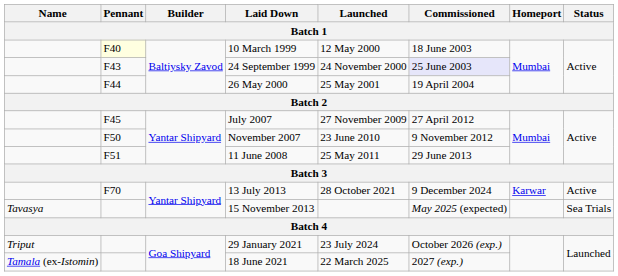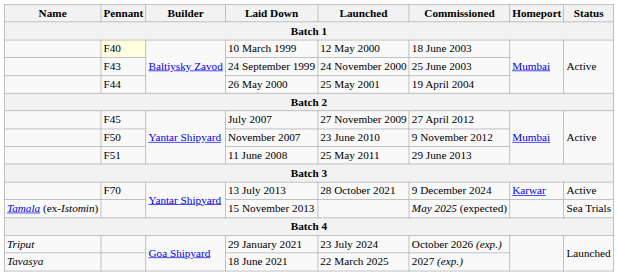(442, 66) lavender background -> (442, 66) no background
(25, 208) Tavasya -> (53, 208) Tamala (ex-Istomin)
(53, 262) Tamala (ex-Istomin) -> (25, 262) Tavasya
